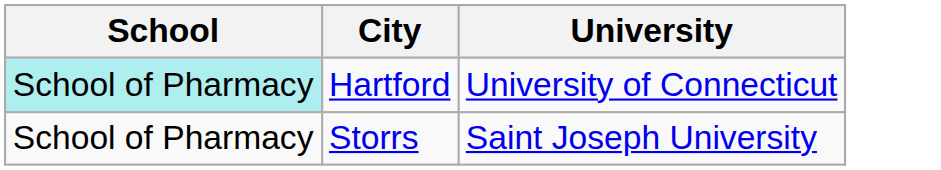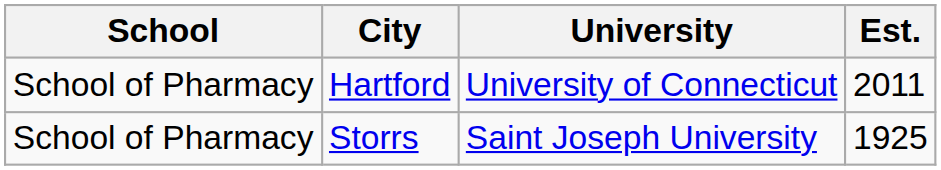+ column: (890, 31)
(163, 84) paleturquoise background -> (163, 84) no background
